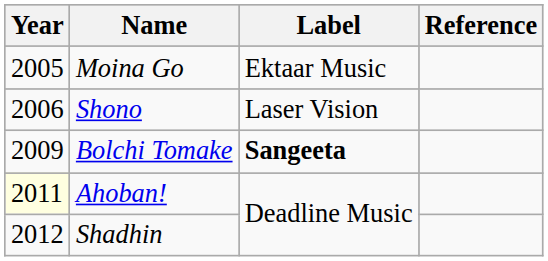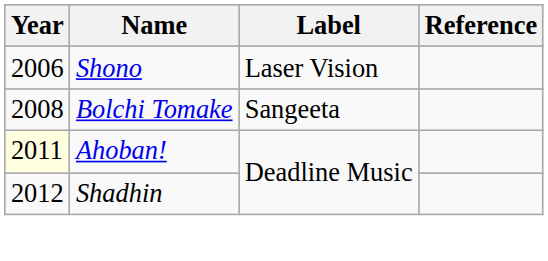- row: (130, 67)
(37, 151) 2009 -> (37, 109) 2008
(295, 151) bold -> (292, 109) normal
